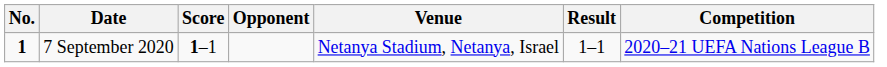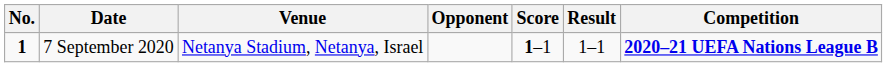columns swapped: (438, 18) <-> (203, 18)
(747, 47) normal -> (751, 47) bold
